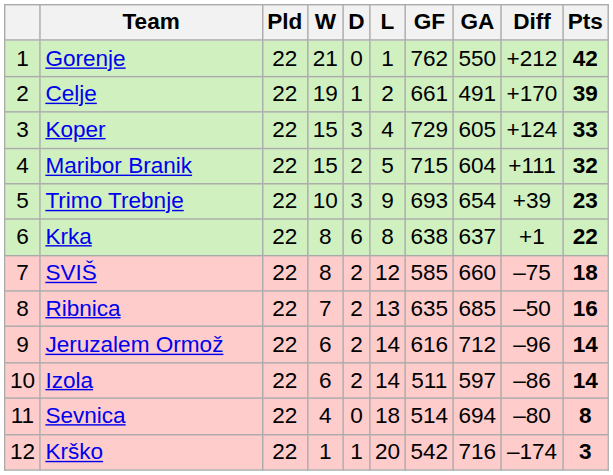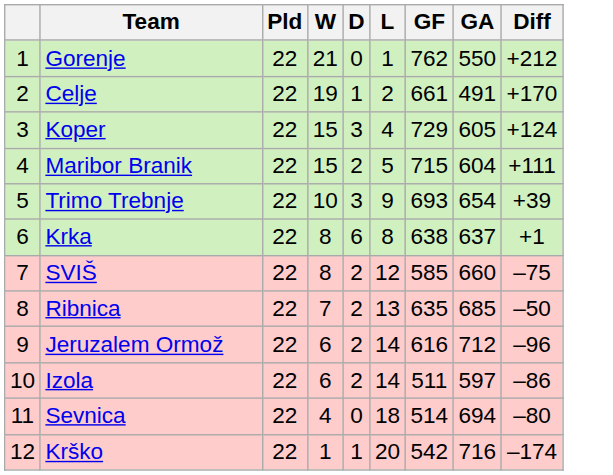- column: (585, 22)
